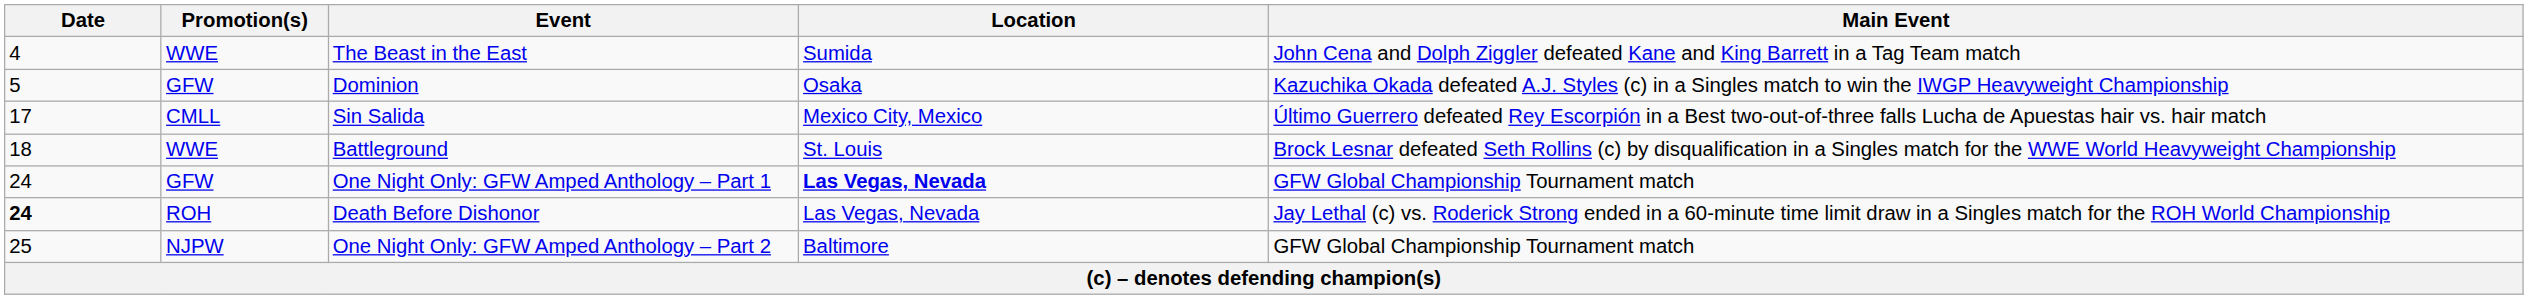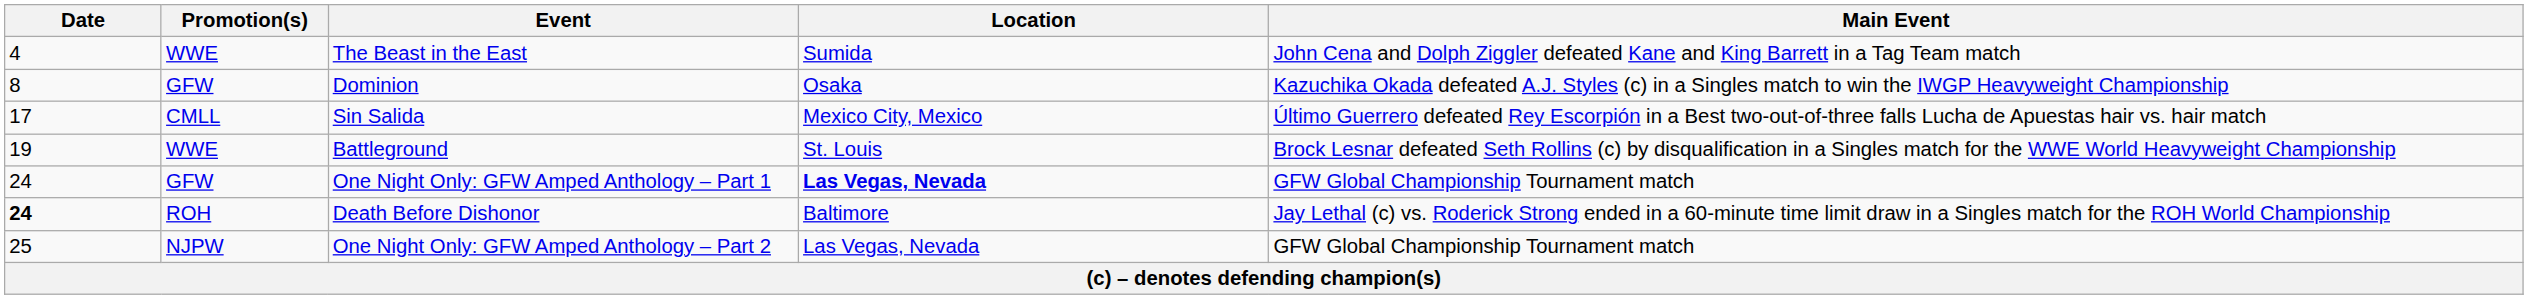(15, 85) 5 -> (15, 85) 8
(21, 149) 18 -> (21, 149) 19
(891, 213) Las Vegas, Nevada -> (846, 213) Baltimore
(846, 246) Baltimore -> (891, 246) Las Vegas, Nevada
